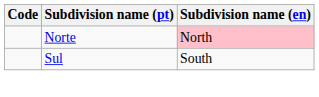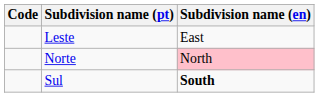+ row: (59, 37)
(196, 59) normal -> (197, 80) bold
